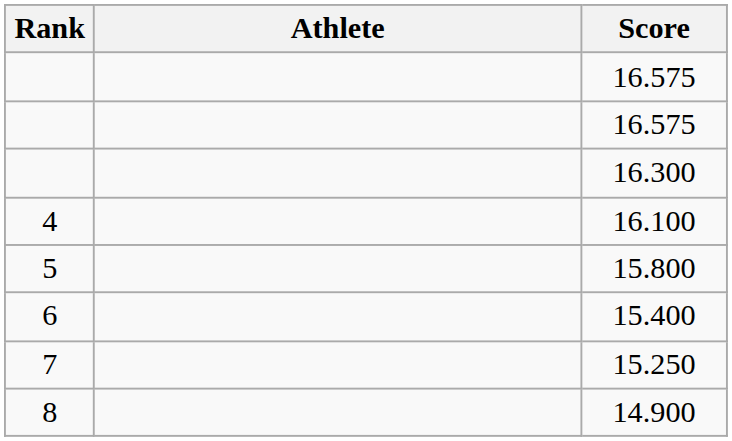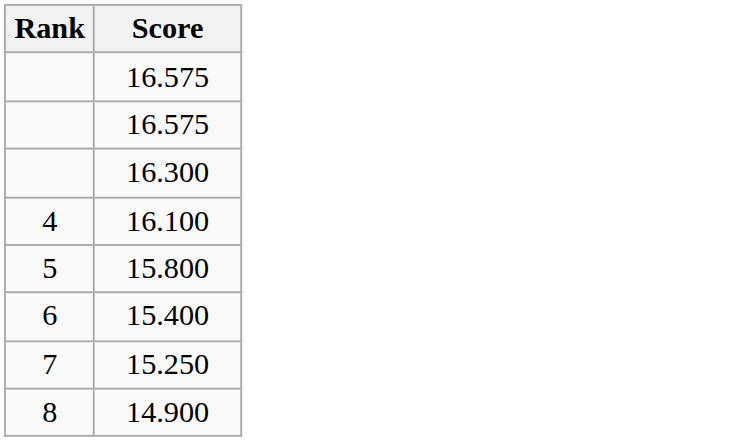- column: (338, 28)
